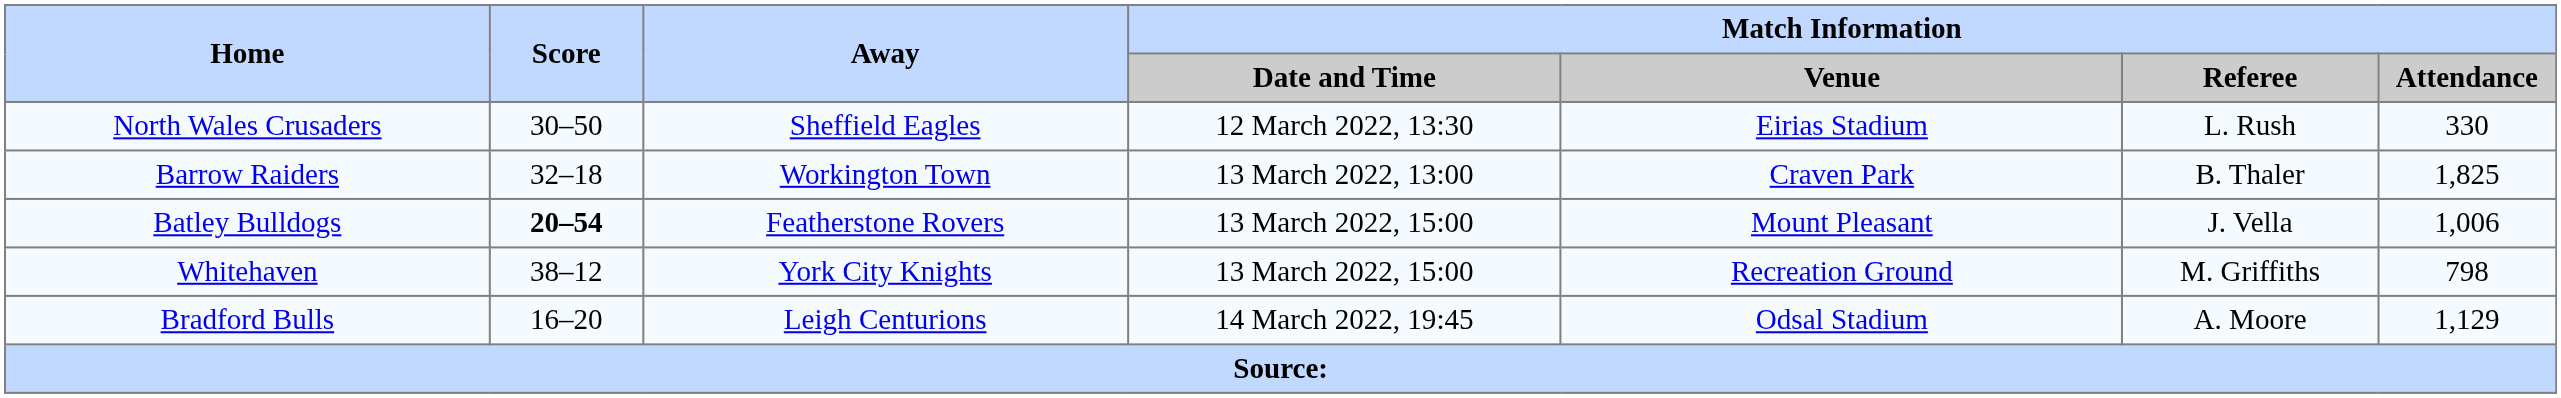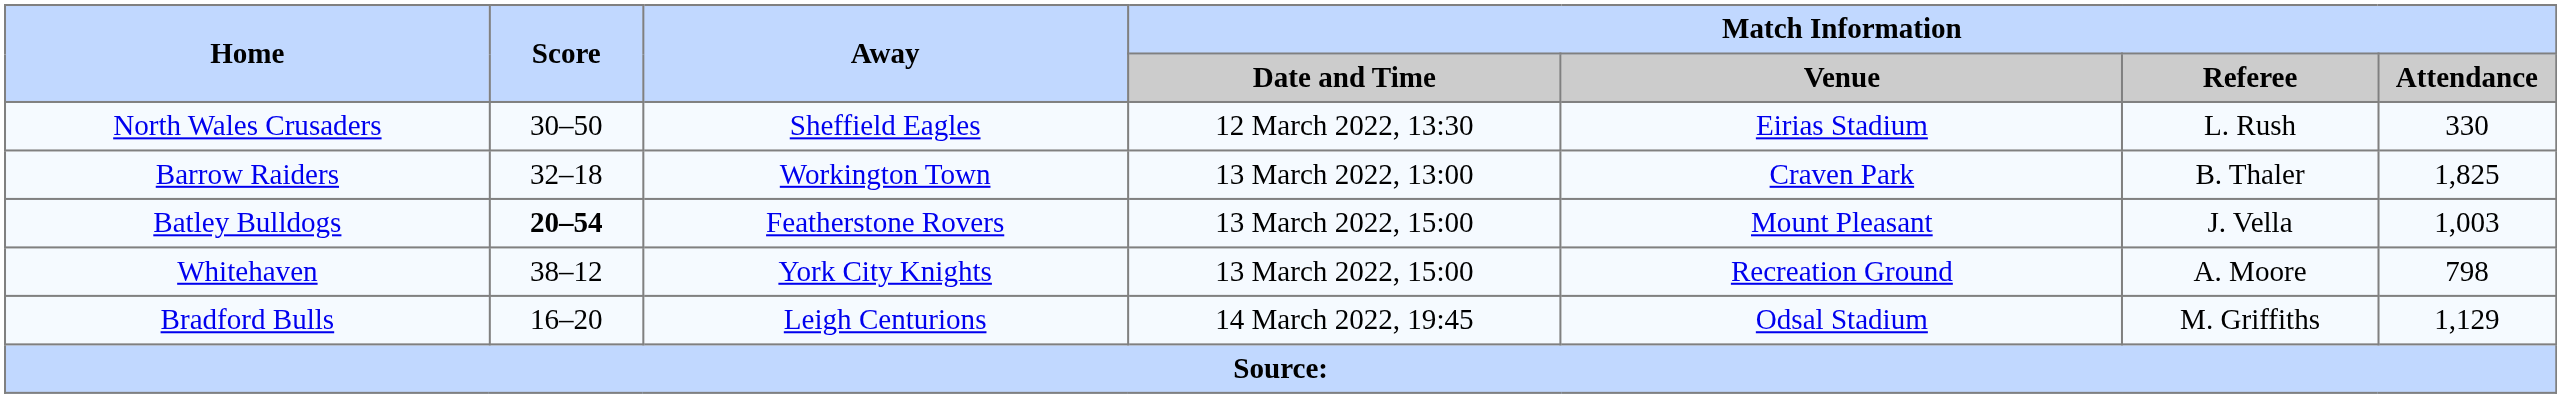(2467, 222) 1,006 -> (2467, 222) 1,003
(2250, 271) M. Griffiths -> (2250, 271) A. Moore
(2250, 319) A. Moore -> (2250, 319) M. Griffiths
